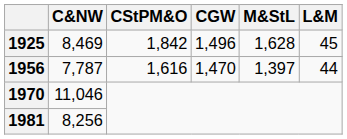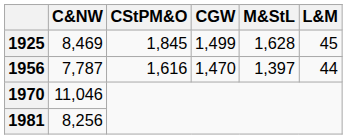(167, 43) 1,842 -> (167, 43) 1,845
(215, 43) 1,496 -> (215, 43) 1,499
